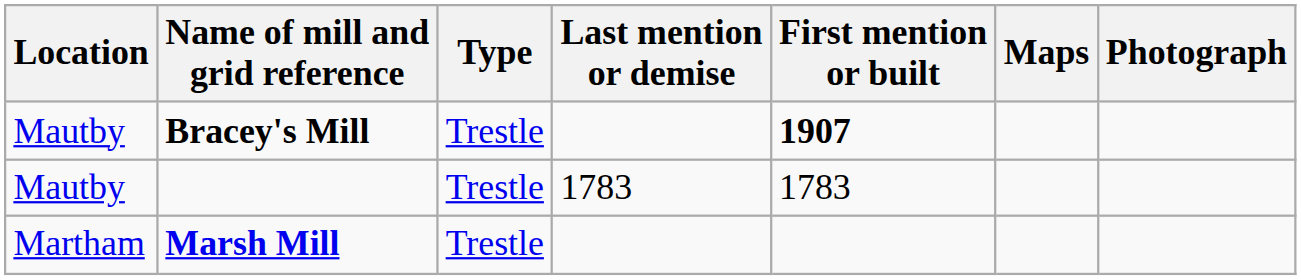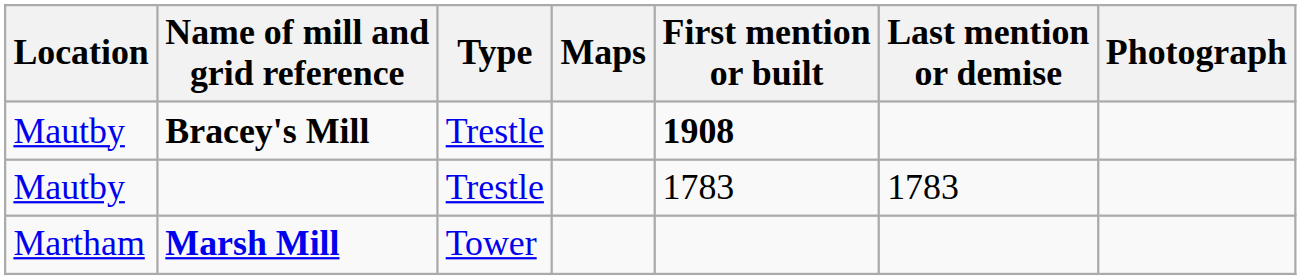columns swapped: (1046, 53) <-> (661, 53)
(815, 130) 1907 -> (698, 130) 1908
(495, 243) Trestle -> (491, 243) Tower
